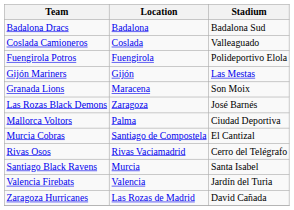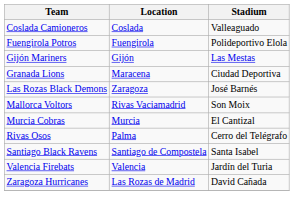- row: (38, 27)
(230, 89) Son Moix -> (246, 74) Ciudad Deportiva
(124, 120) Palma -> (149, 105) Rivas Vaciamadrid
(246, 120) Ciudad Deportiva -> (230, 105) Son Moix
(159, 136) Santiago de Compostela -> (126, 120) Murcia
(149, 151) Rivas Vaciamadrid -> (124, 136) Palma
(126, 167) Murcia -> (159, 151) Santiago de Compostela
